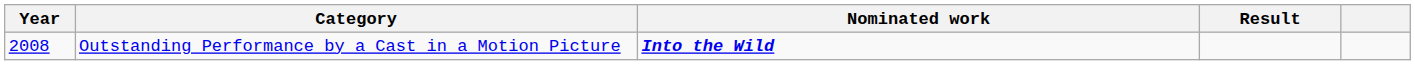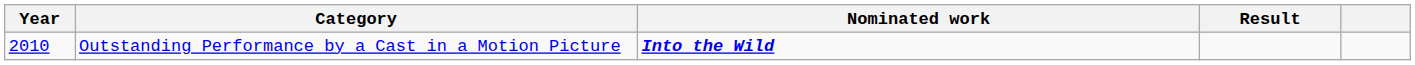(29, 46) 2008 -> (29, 46) 2010
